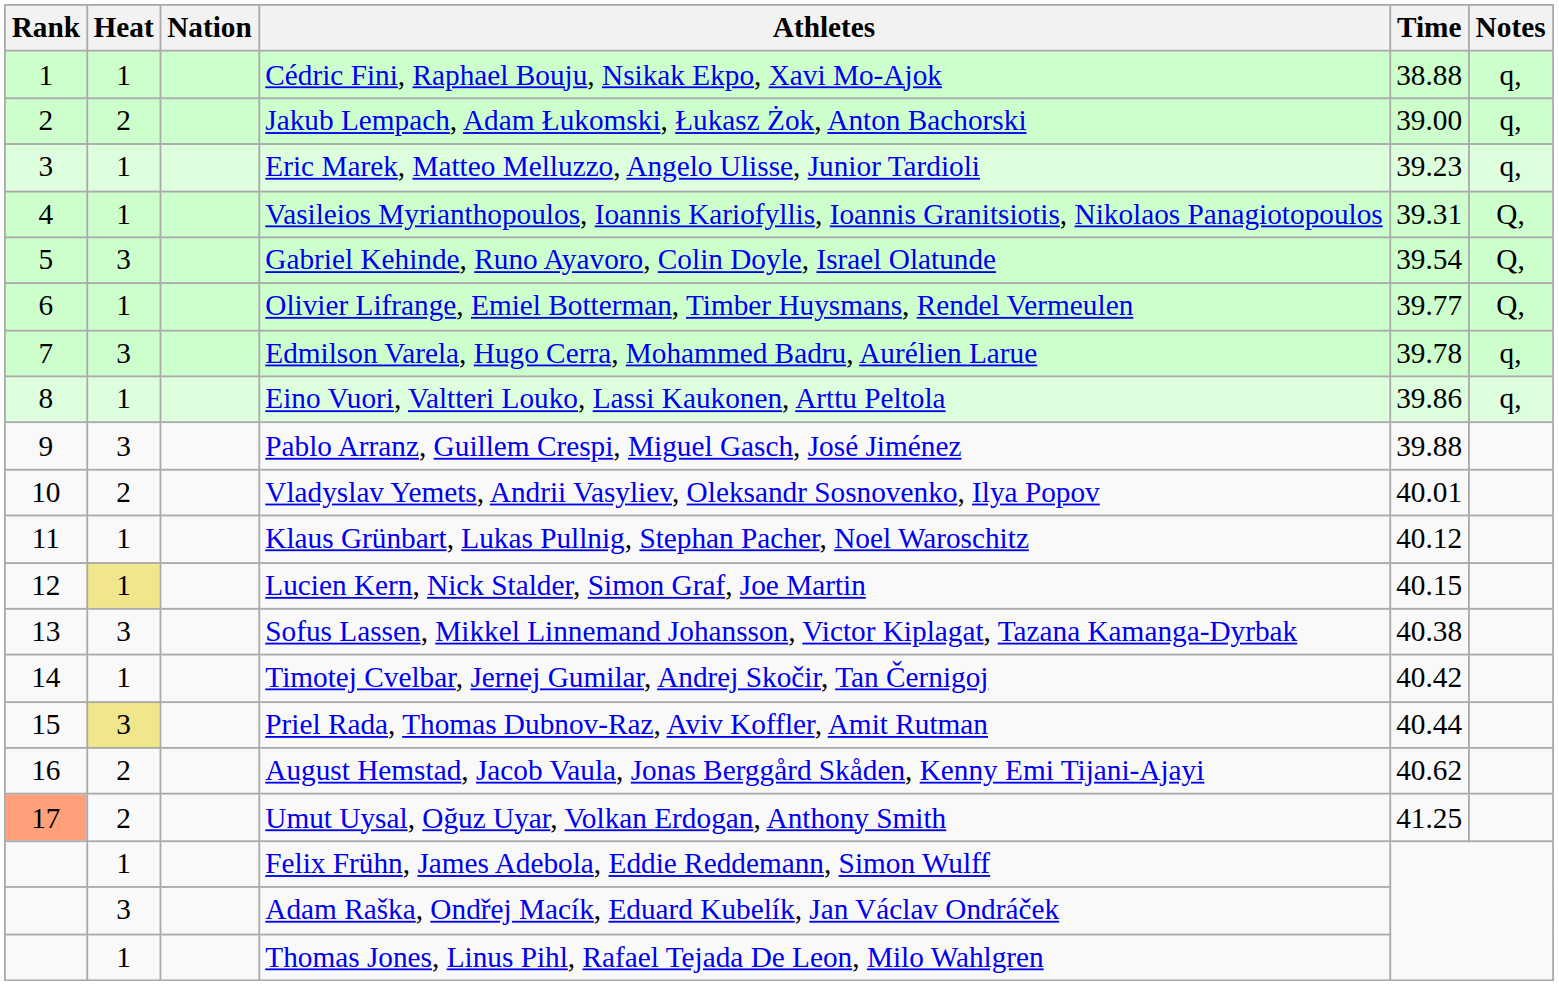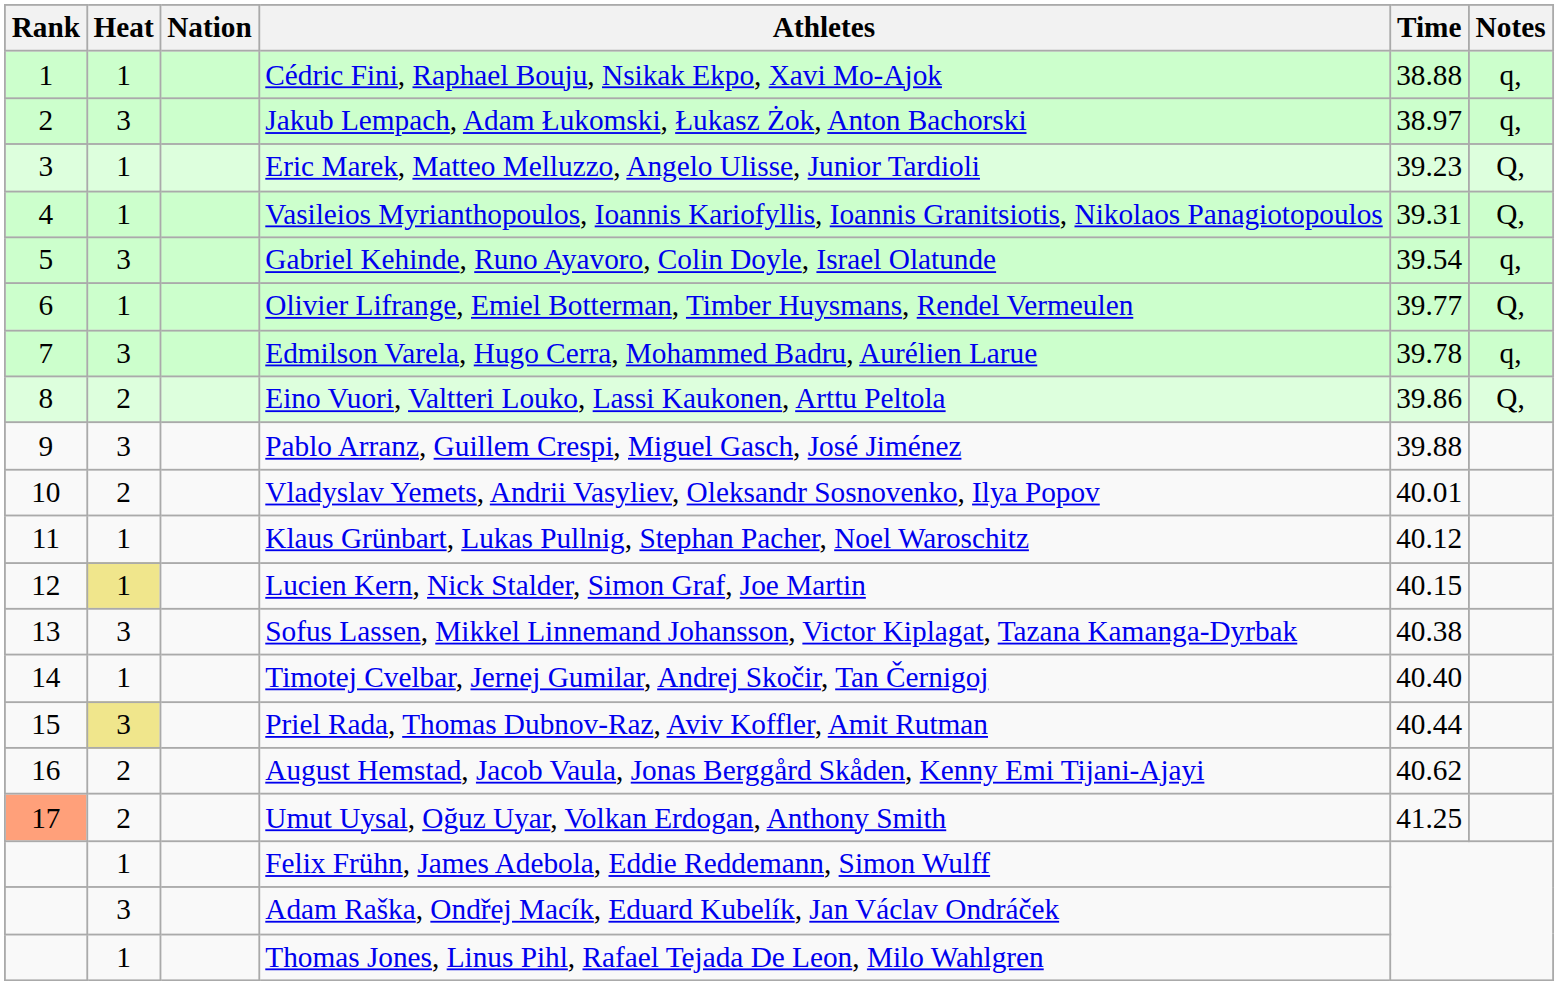(124, 120) 2 -> (124, 120) 3
(1429, 120) 39.00 -> (1429, 120) 38.97
(1511, 167) q, -> (1511, 167) Q,
(1511, 259) Q, -> (1511, 259) q,
(124, 399) 1 -> (124, 399) 2
(1511, 399) q, -> (1511, 399) Q,
(1429, 677) 40.42 -> (1429, 677) 40.40
